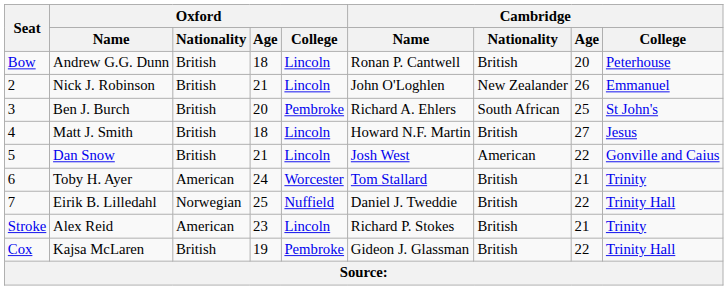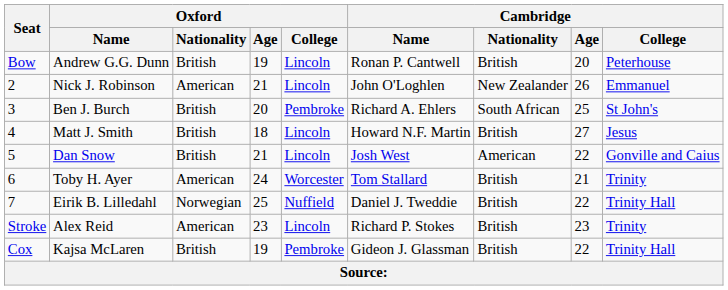(260, 62) 18 -> (260, 62) 19
(196, 86) British -> (205, 86) American
(582, 226) 21 -> (582, 226) 23
